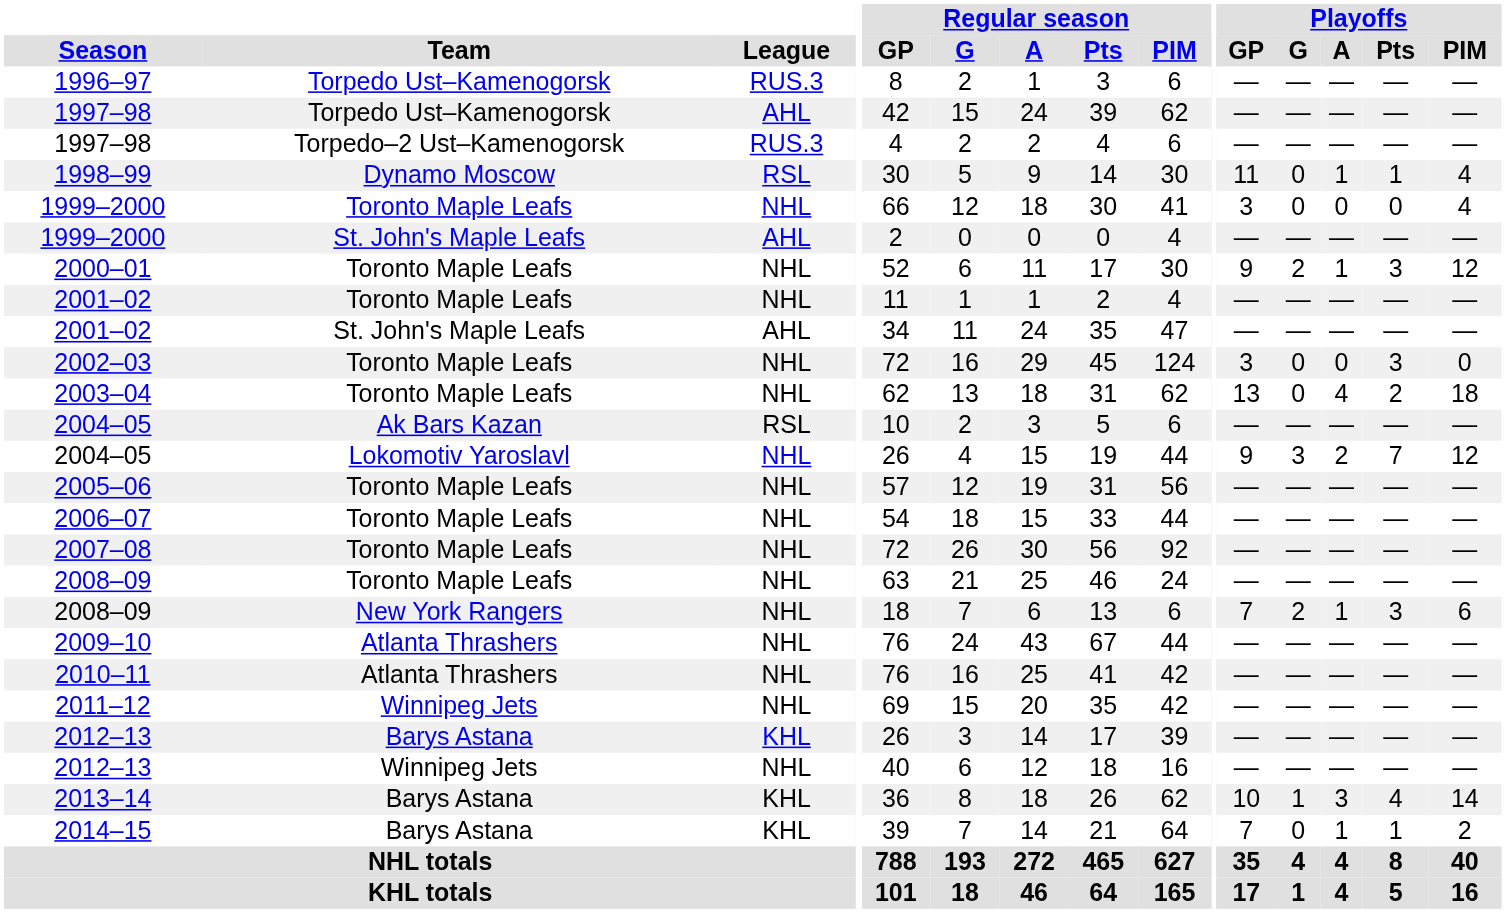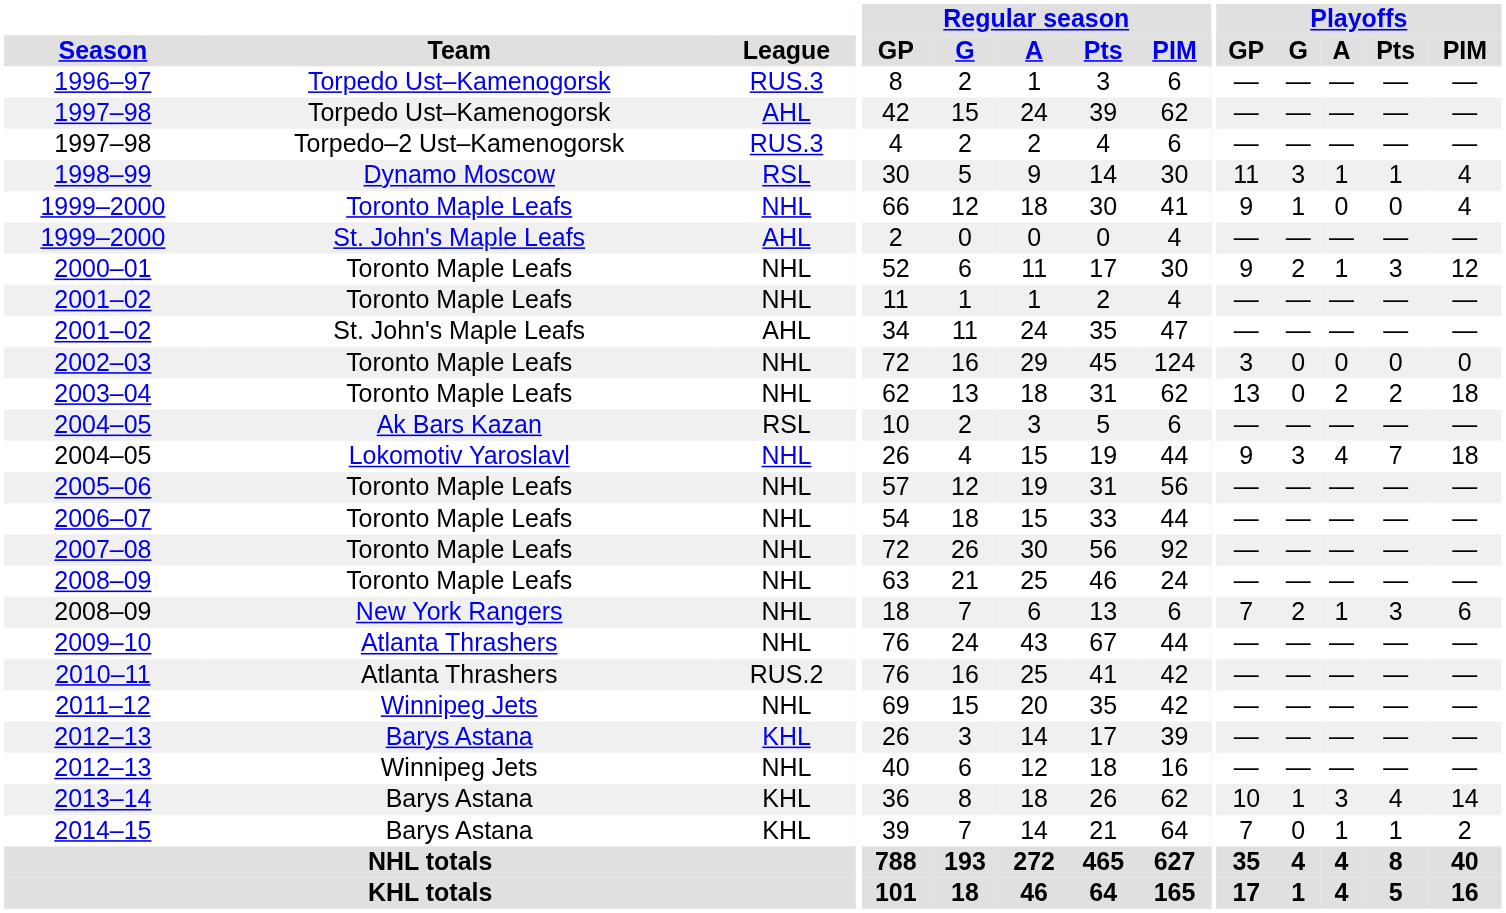(1298, 175) 0 -> (1298, 175) 3
(1246, 206) 3 -> (1246, 206) 9
(1298, 206) 0 -> (1298, 206) 1
(1396, 362) 3 -> (1396, 362) 0
(1342, 393) 4 -> (1342, 393) 2
(1342, 456) 2 -> (1342, 456) 4
(1465, 456) 12 -> (1465, 456) 18
(787, 674) NHL -> (787, 674) RUS.2
